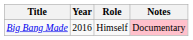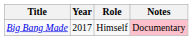(82, 27) 2016 -> (82, 27) 2017
